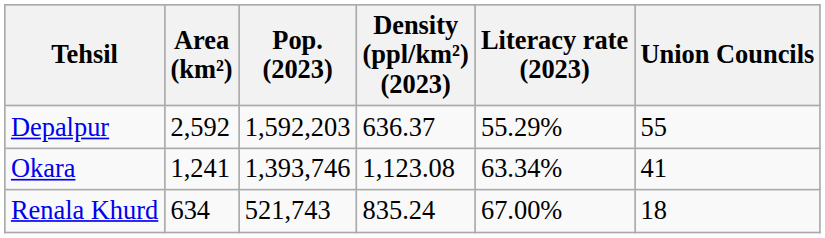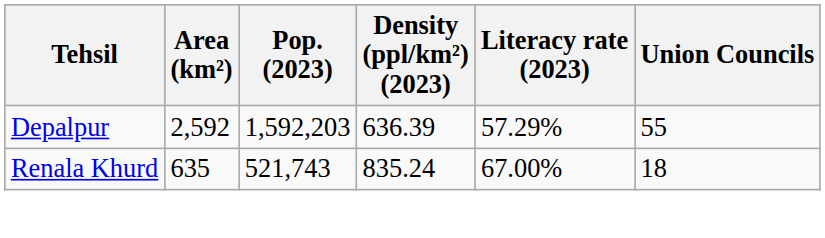(399, 126) 636.37 -> (399, 126) 636.39
(522, 126) 55.29% -> (522, 126) 57.29%
- row: (43, 168)
(190, 210) 634 -> (190, 168) 635
